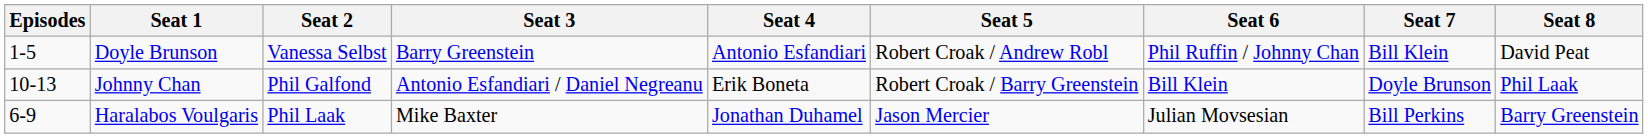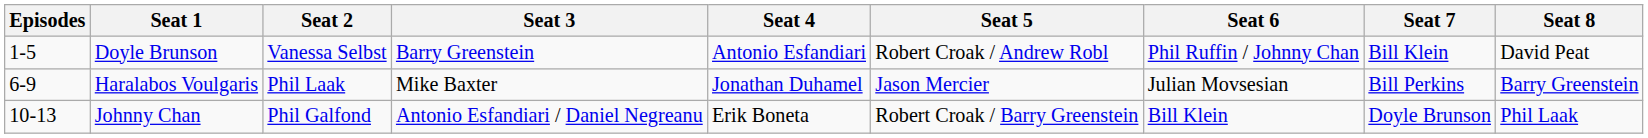rows swapped: (176, 116) <-> (148, 84)
